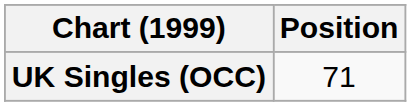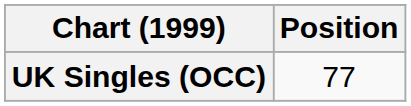(339, 76) 71 -> (339, 76) 77
